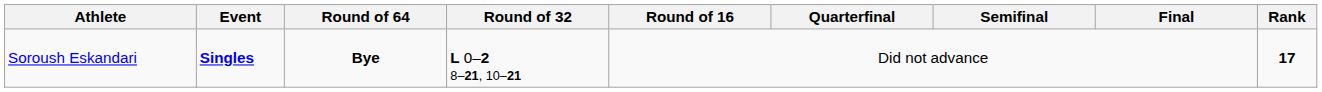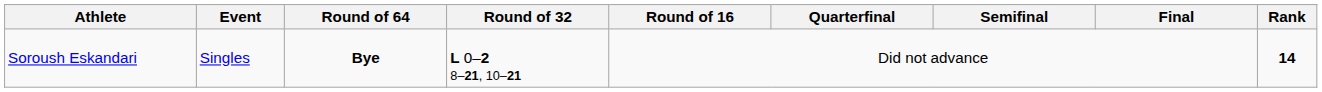(227, 58) bold -> (225, 58) normal
(1287, 58) 17 -> (1287, 58) 14
